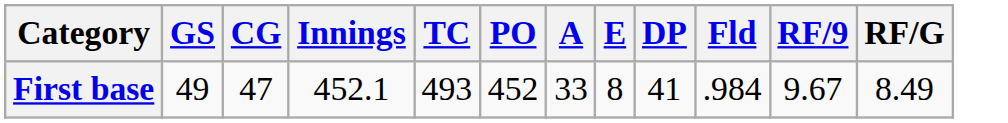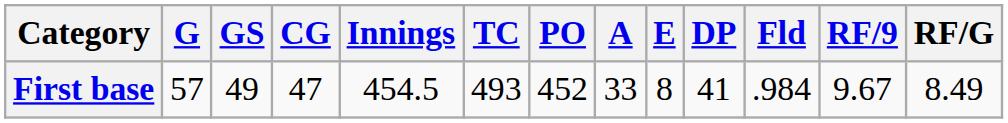+ column: (187, 32)
(351, 88) 452.1 -> (401, 88) 454.5
